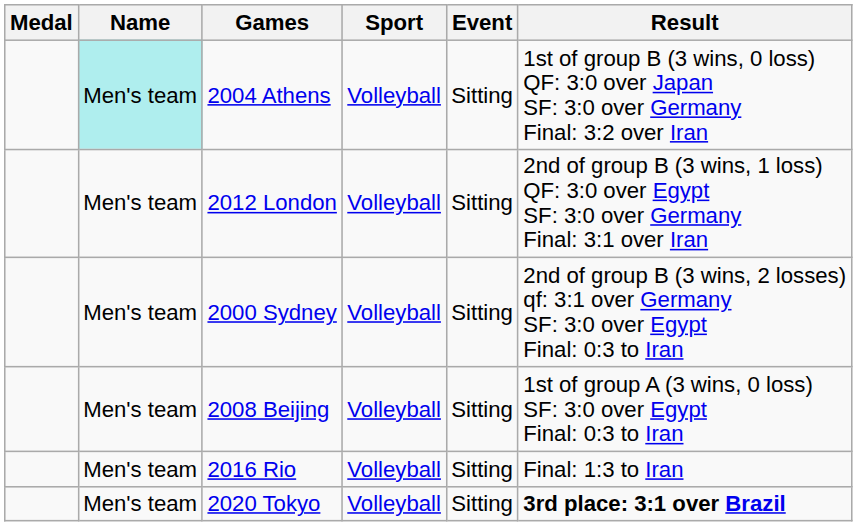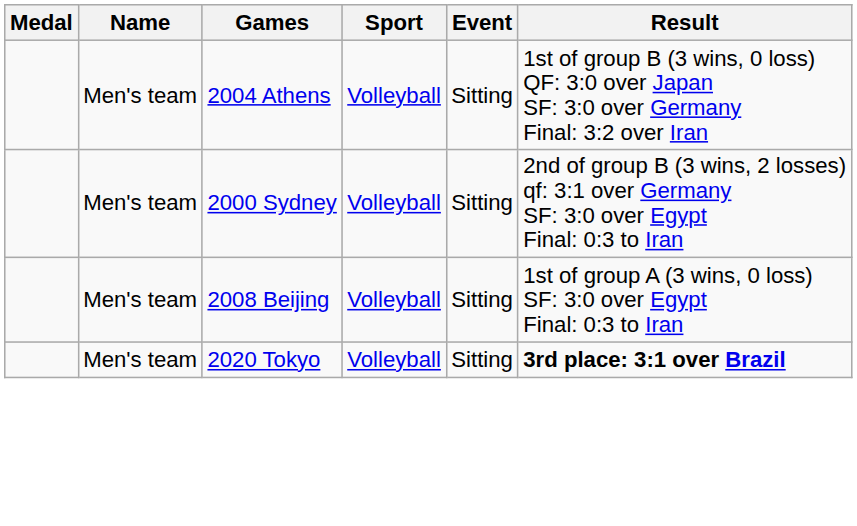(140, 95) paleturquoise background -> (140, 95) no background
- row: (272, 204)
- row: (252, 469)
